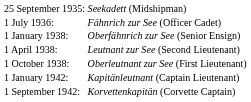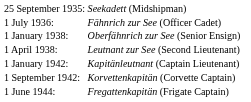- row: (37, 64)
+ row: (30, 91)
